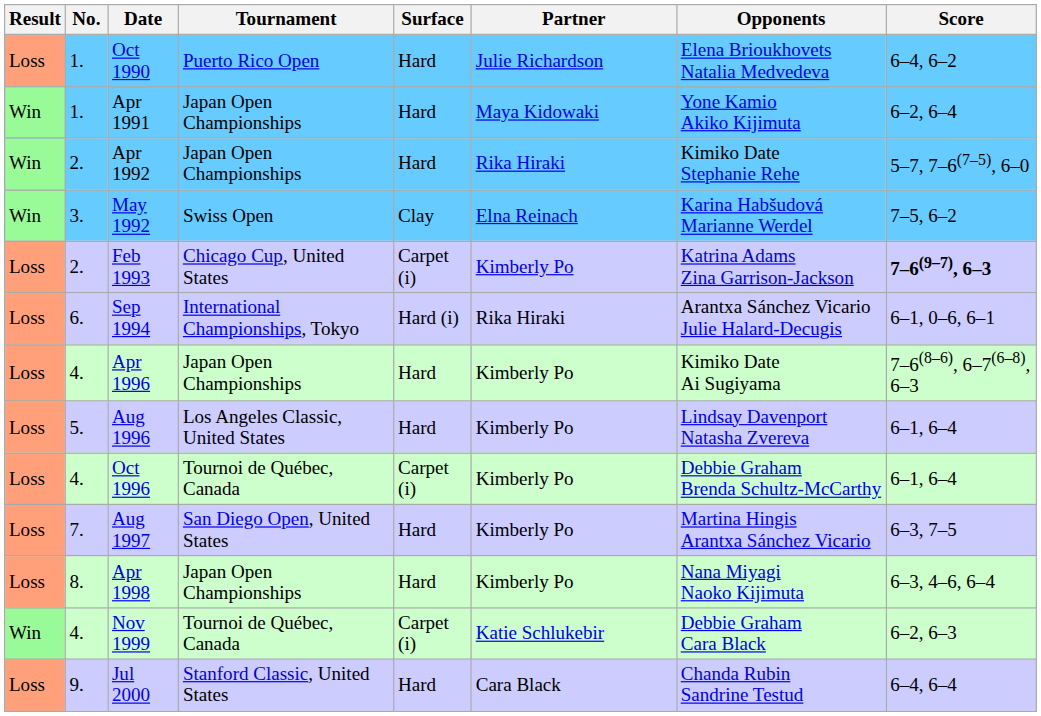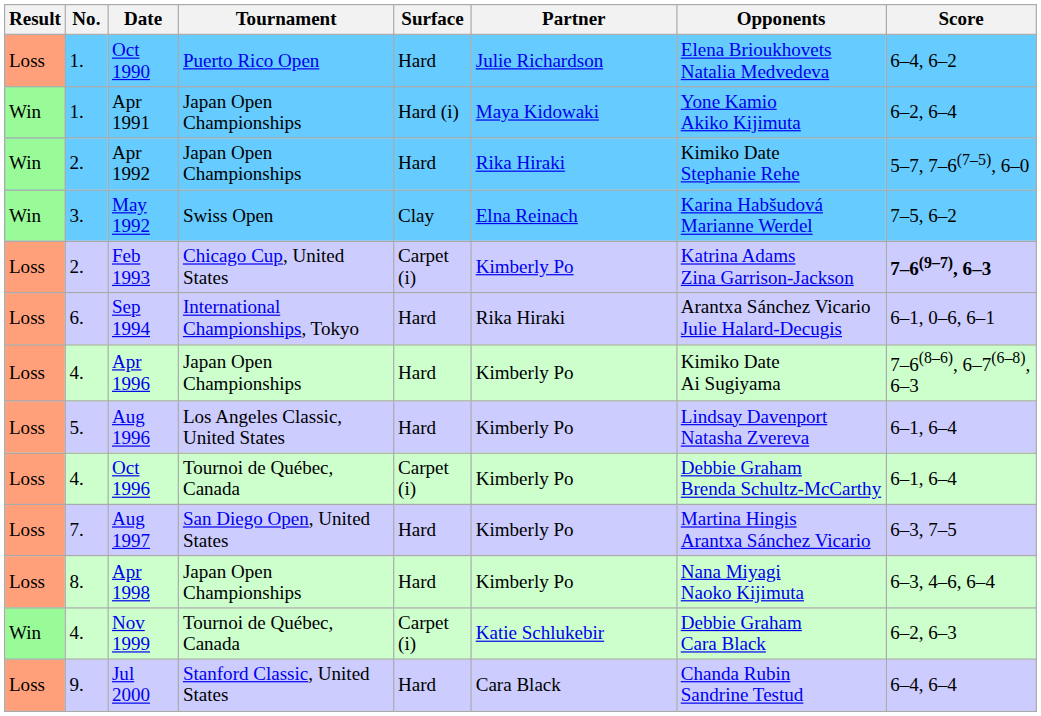(417, 112) Hard -> (428, 112) Hard (i)
(428, 318) Hard (i) -> (417, 318) Hard
